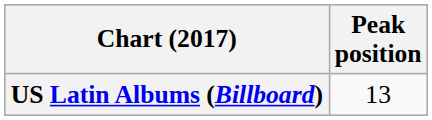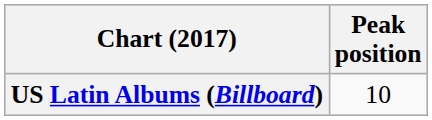(378, 94) 13 -> (378, 94) 10
